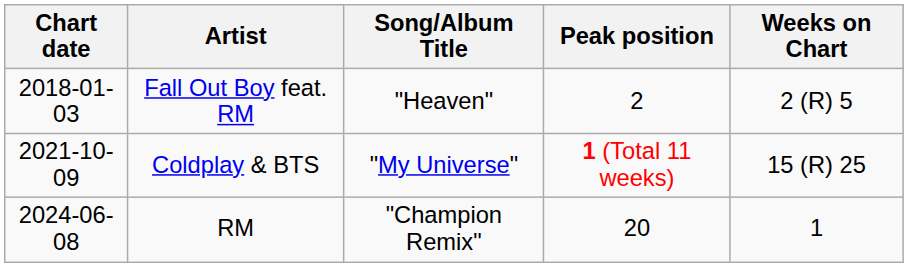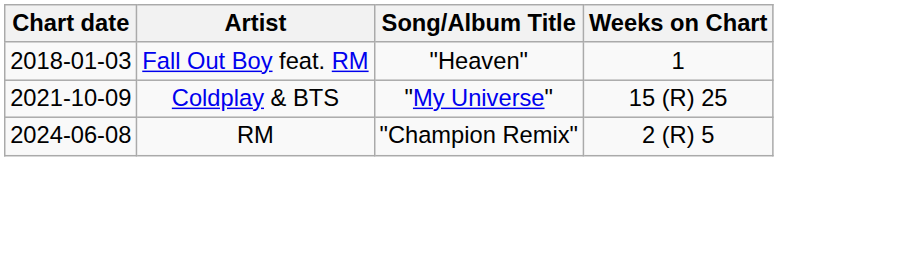- column: (637, 36)
(816, 100) 2 (R) 5 -> (678, 60) 1
(816, 229) 1 -> (678, 135) 2 (R) 5
